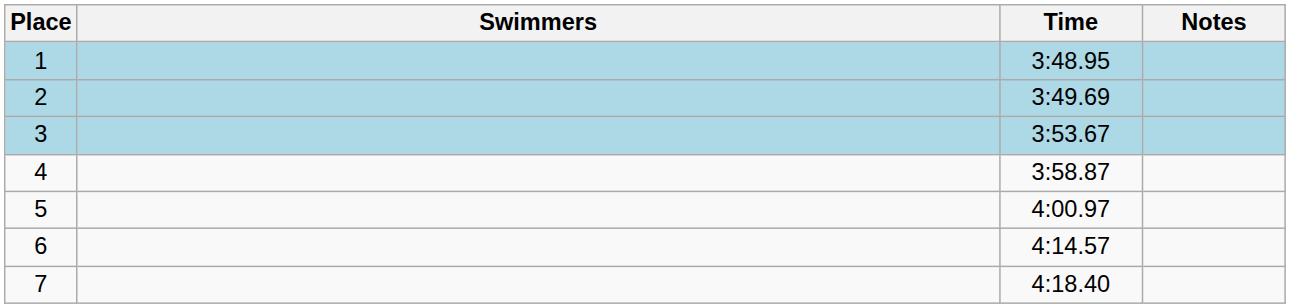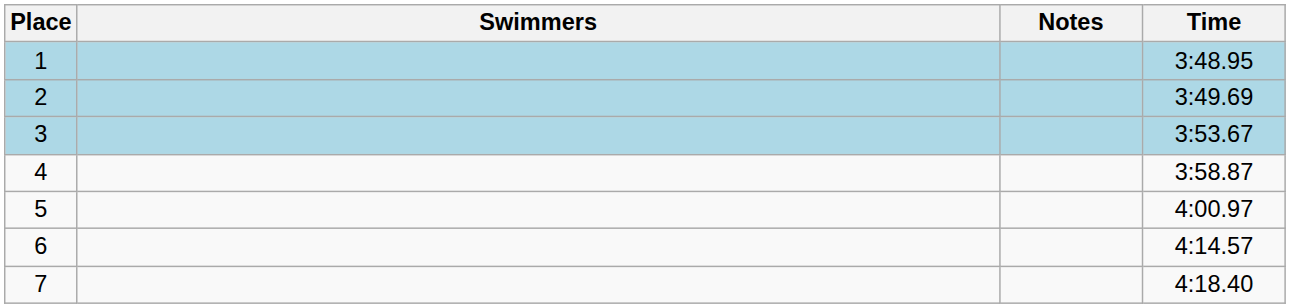columns swapped: (1071, 23) <-> (1214, 23)
